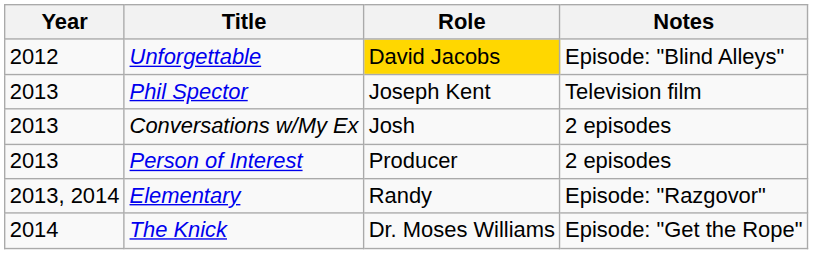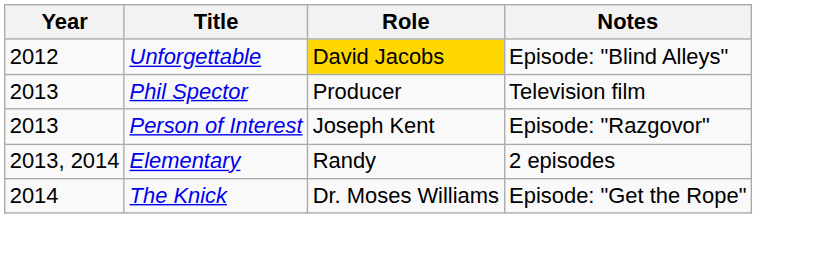(430, 91) Joseph Kent -> (357, 91) Producer
- row: (244, 126)
(413, 160) Producer -> (374, 126) Joseph Kent
(618, 160) 2 episodes -> (610, 126) Episode: "Razgovor"
(666, 195) Episode: "Razgovor" -> (562, 160) 2 episodes
